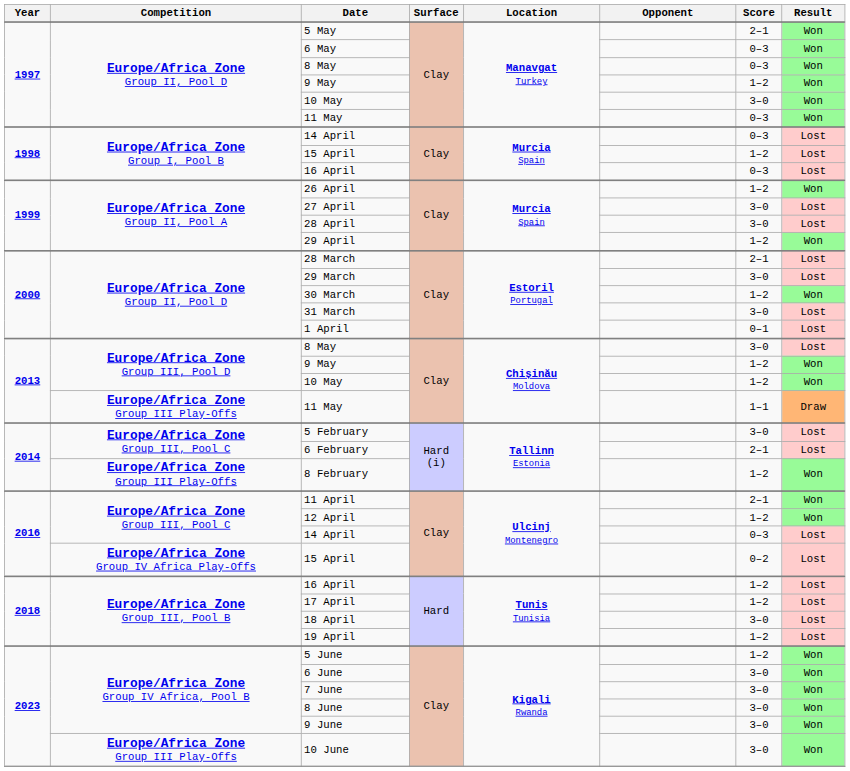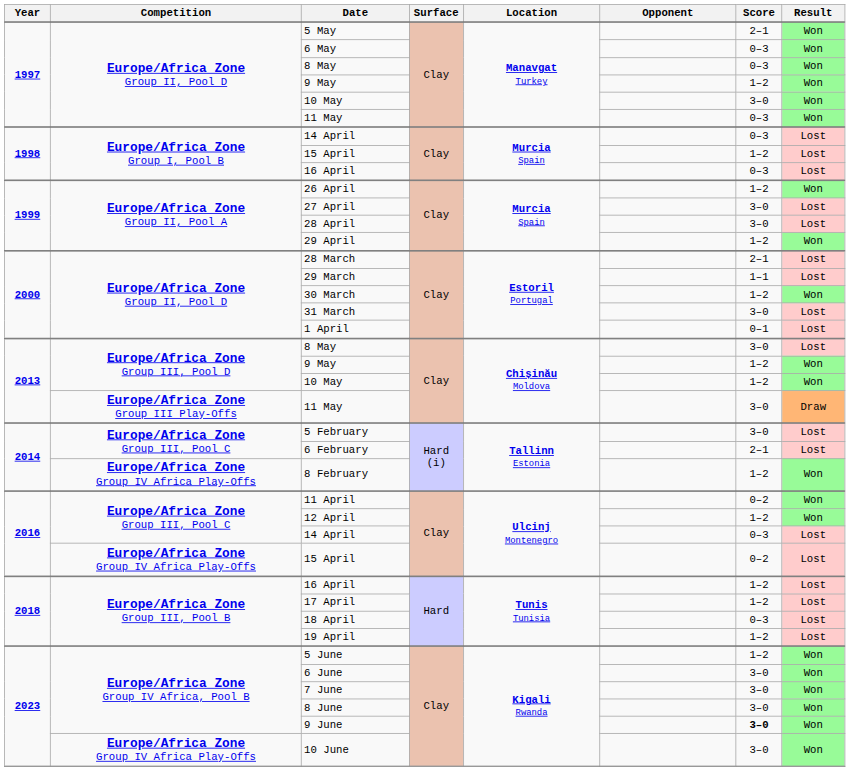(759, 277) 3–0 -> (759, 277) 1–1
(759, 407) 1–1 -> (759, 407) 3–0
(176, 475) Europe/Africa Zone Group III Play-Offs -> (176, 475) Europe/Africa Zone Group IV Africa Play-Offs
(759, 500) 2–1 -> (759, 500) 0–2
(759, 620) 3–0 -> (759, 620) 0–3
(759, 725) normal -> (759, 725) bold
(176, 750) Europe/Africa Zone Group III Play-Offs -> (176, 750) Europe/Africa Zone Group IV Africa Play-Offs
